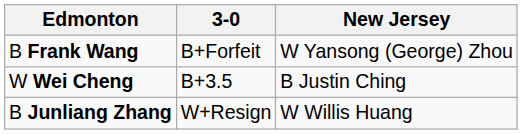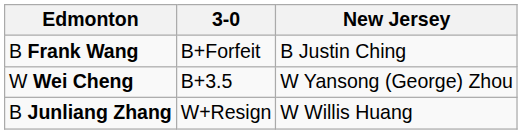(397, 50) W Yansong (George) Zhou -> (343, 50) B Justin Ching
(343, 81) B Justin Ching -> (397, 81) W Yansong (George) Zhou
